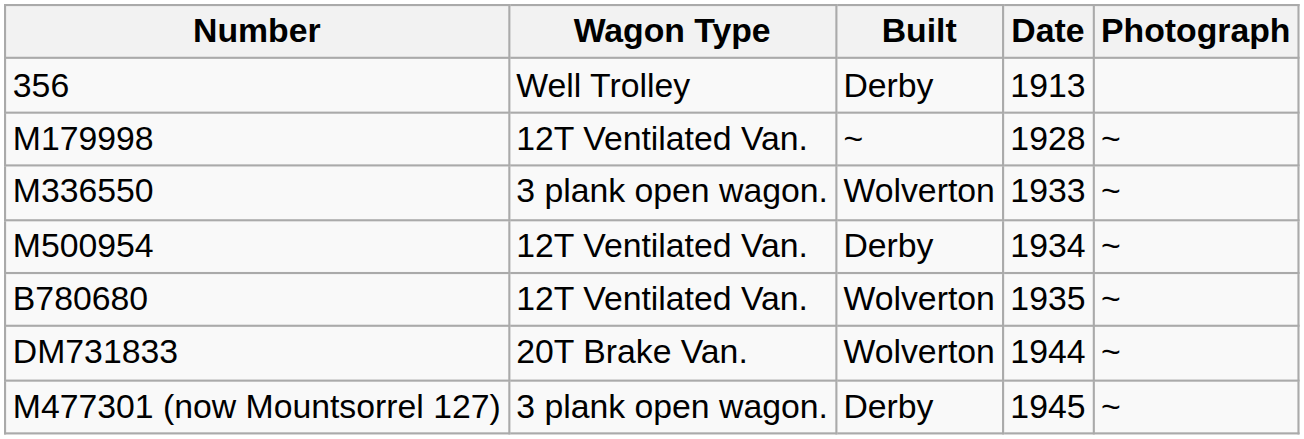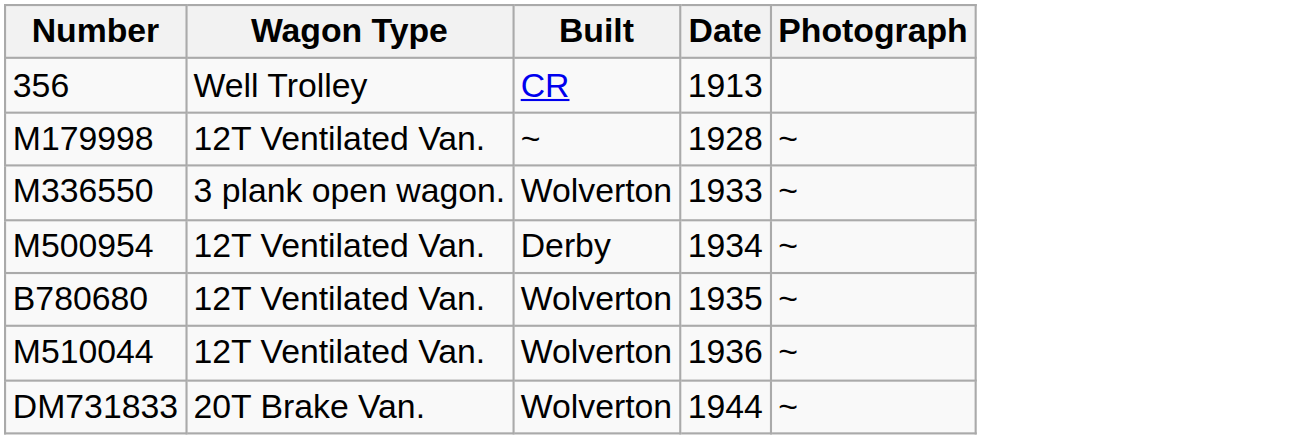(888, 84) Derby -> (545, 84) CR
+ row: (83, 352)
- row: (257, 406)
